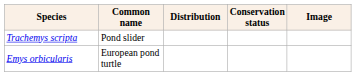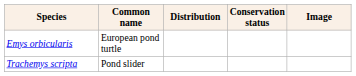rows swapped: (39, 58) <-> (42, 38)
